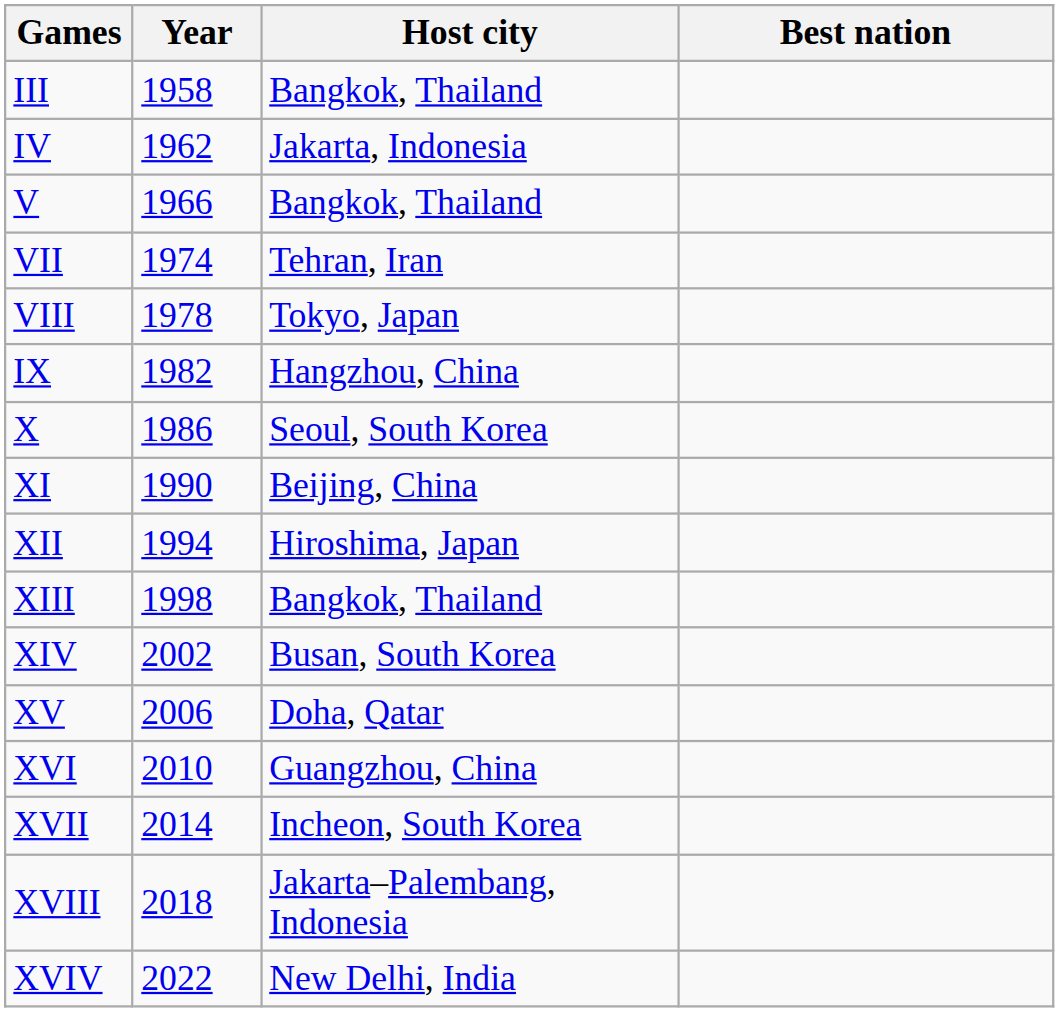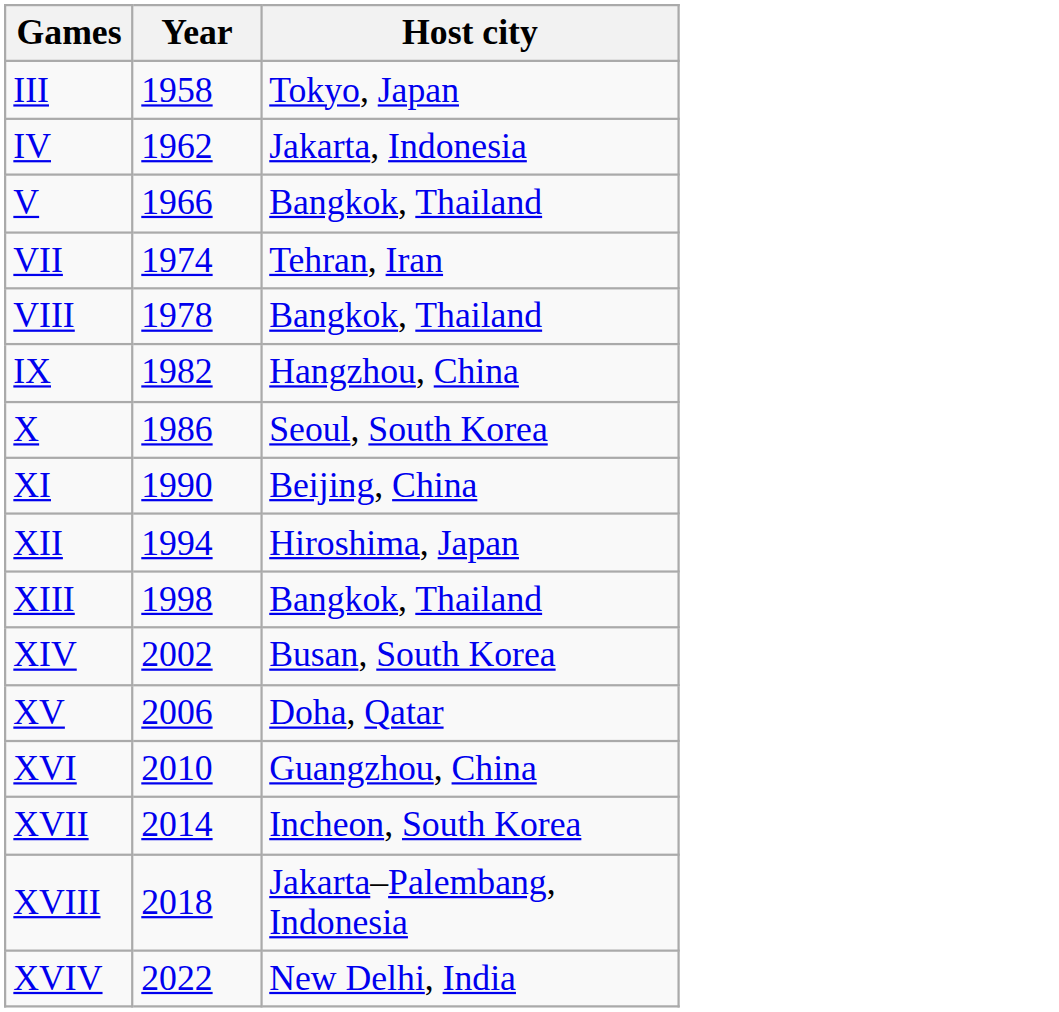- column: (865, 32)
(406, 89) Bangkok, Thailand -> (364, 89) Tokyo, Japan
(364, 315) Tokyo, Japan -> (406, 315) Bangkok, Thailand
